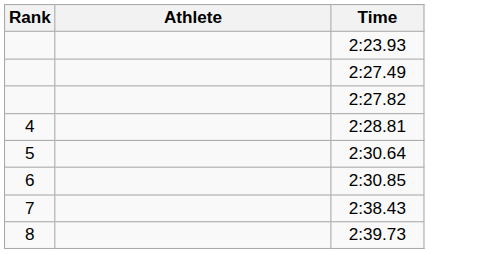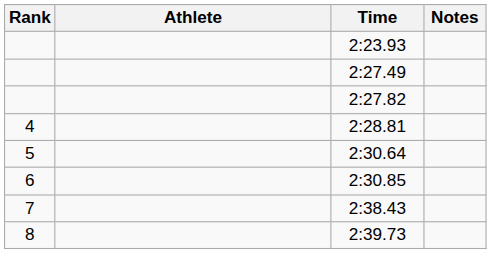+ column: (455, 18)
